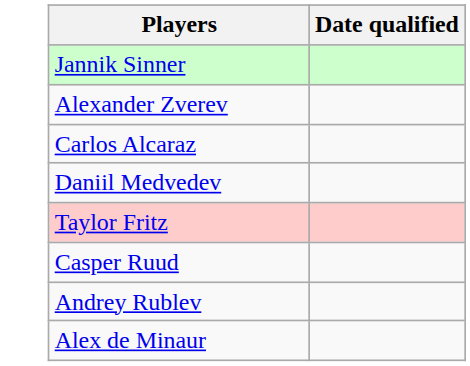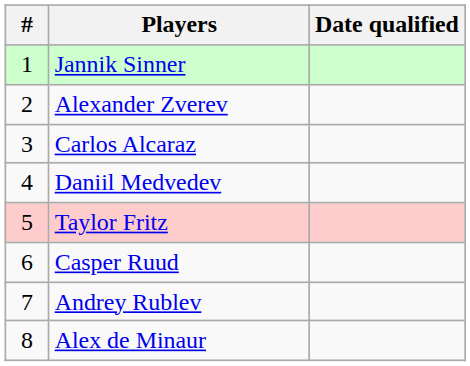+ column: (27, 25)
